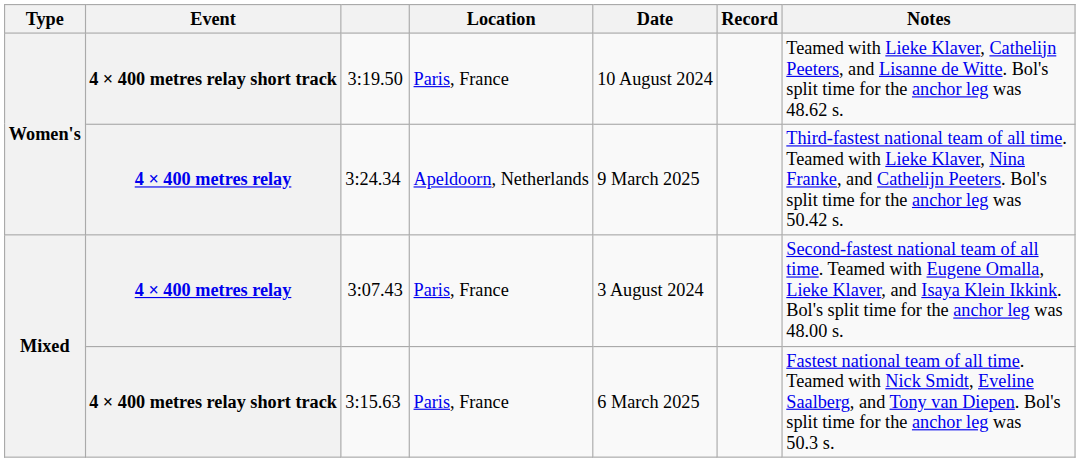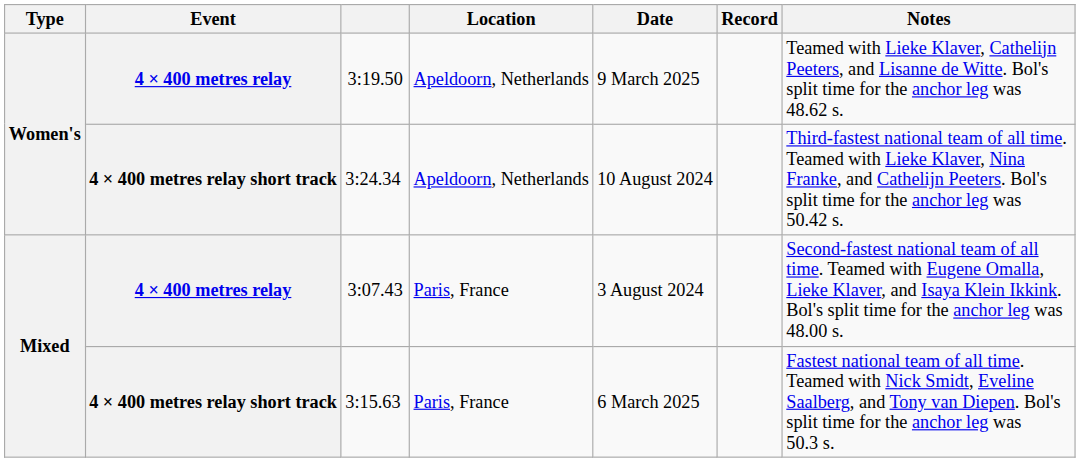(213, 78) 4 × 400 metres relay short track -> (213, 78) 4 × 400 metres relay
(461, 78) Paris, France -> (501, 78) Apeldoorn, Netherlands
(655, 78) 10 August 2024 -> (648, 78) 9 March 2025
(213, 179) 4 × 400 metres relay -> (213, 179) 4 × 400 metres relay short track
(648, 179) 9 March 2025 -> (655, 179) 10 August 2024
